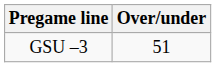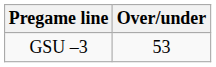(161, 47) 51 -> (161, 47) 53
